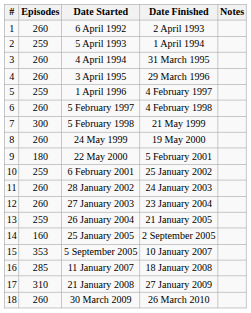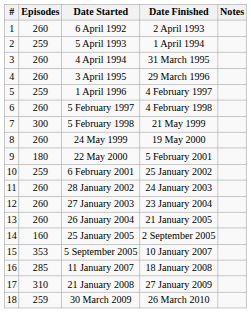(40, 220) 259 -> (40, 220) 260
(40, 300) 260 -> (40, 300) 259
